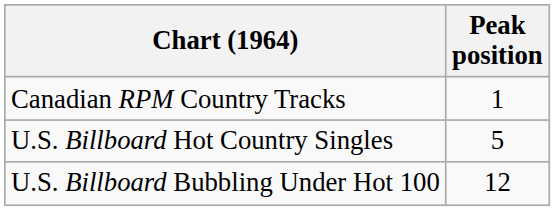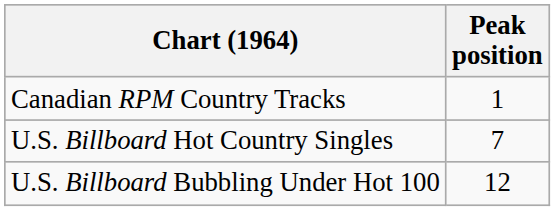(497, 140) 5 -> (497, 140) 7
